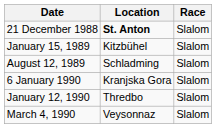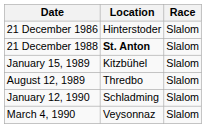+ row: (52, 30)
(131, 64) Schladming -> (123, 81) Thredbo
- row: (44, 81)
(123, 98) Thredbo -> (131, 98) Schladming
